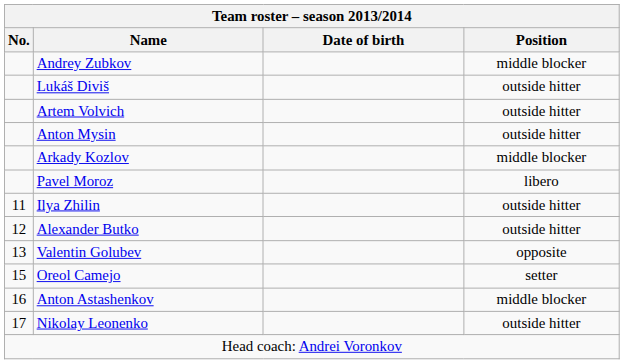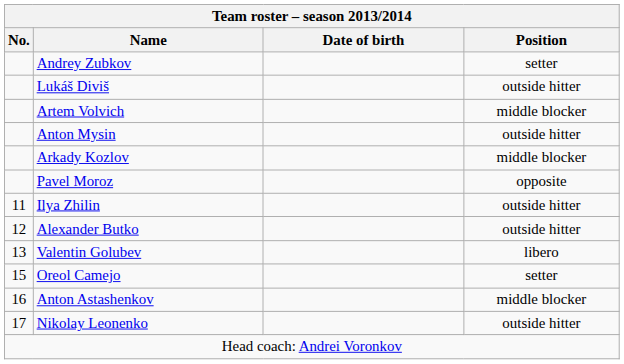(541, 63) middle blocker -> (541, 63) setter
(541, 110) outside hitter -> (541, 110) middle blocker
(541, 181) libero -> (541, 181) opposite
(541, 252) opposite -> (541, 252) libero
